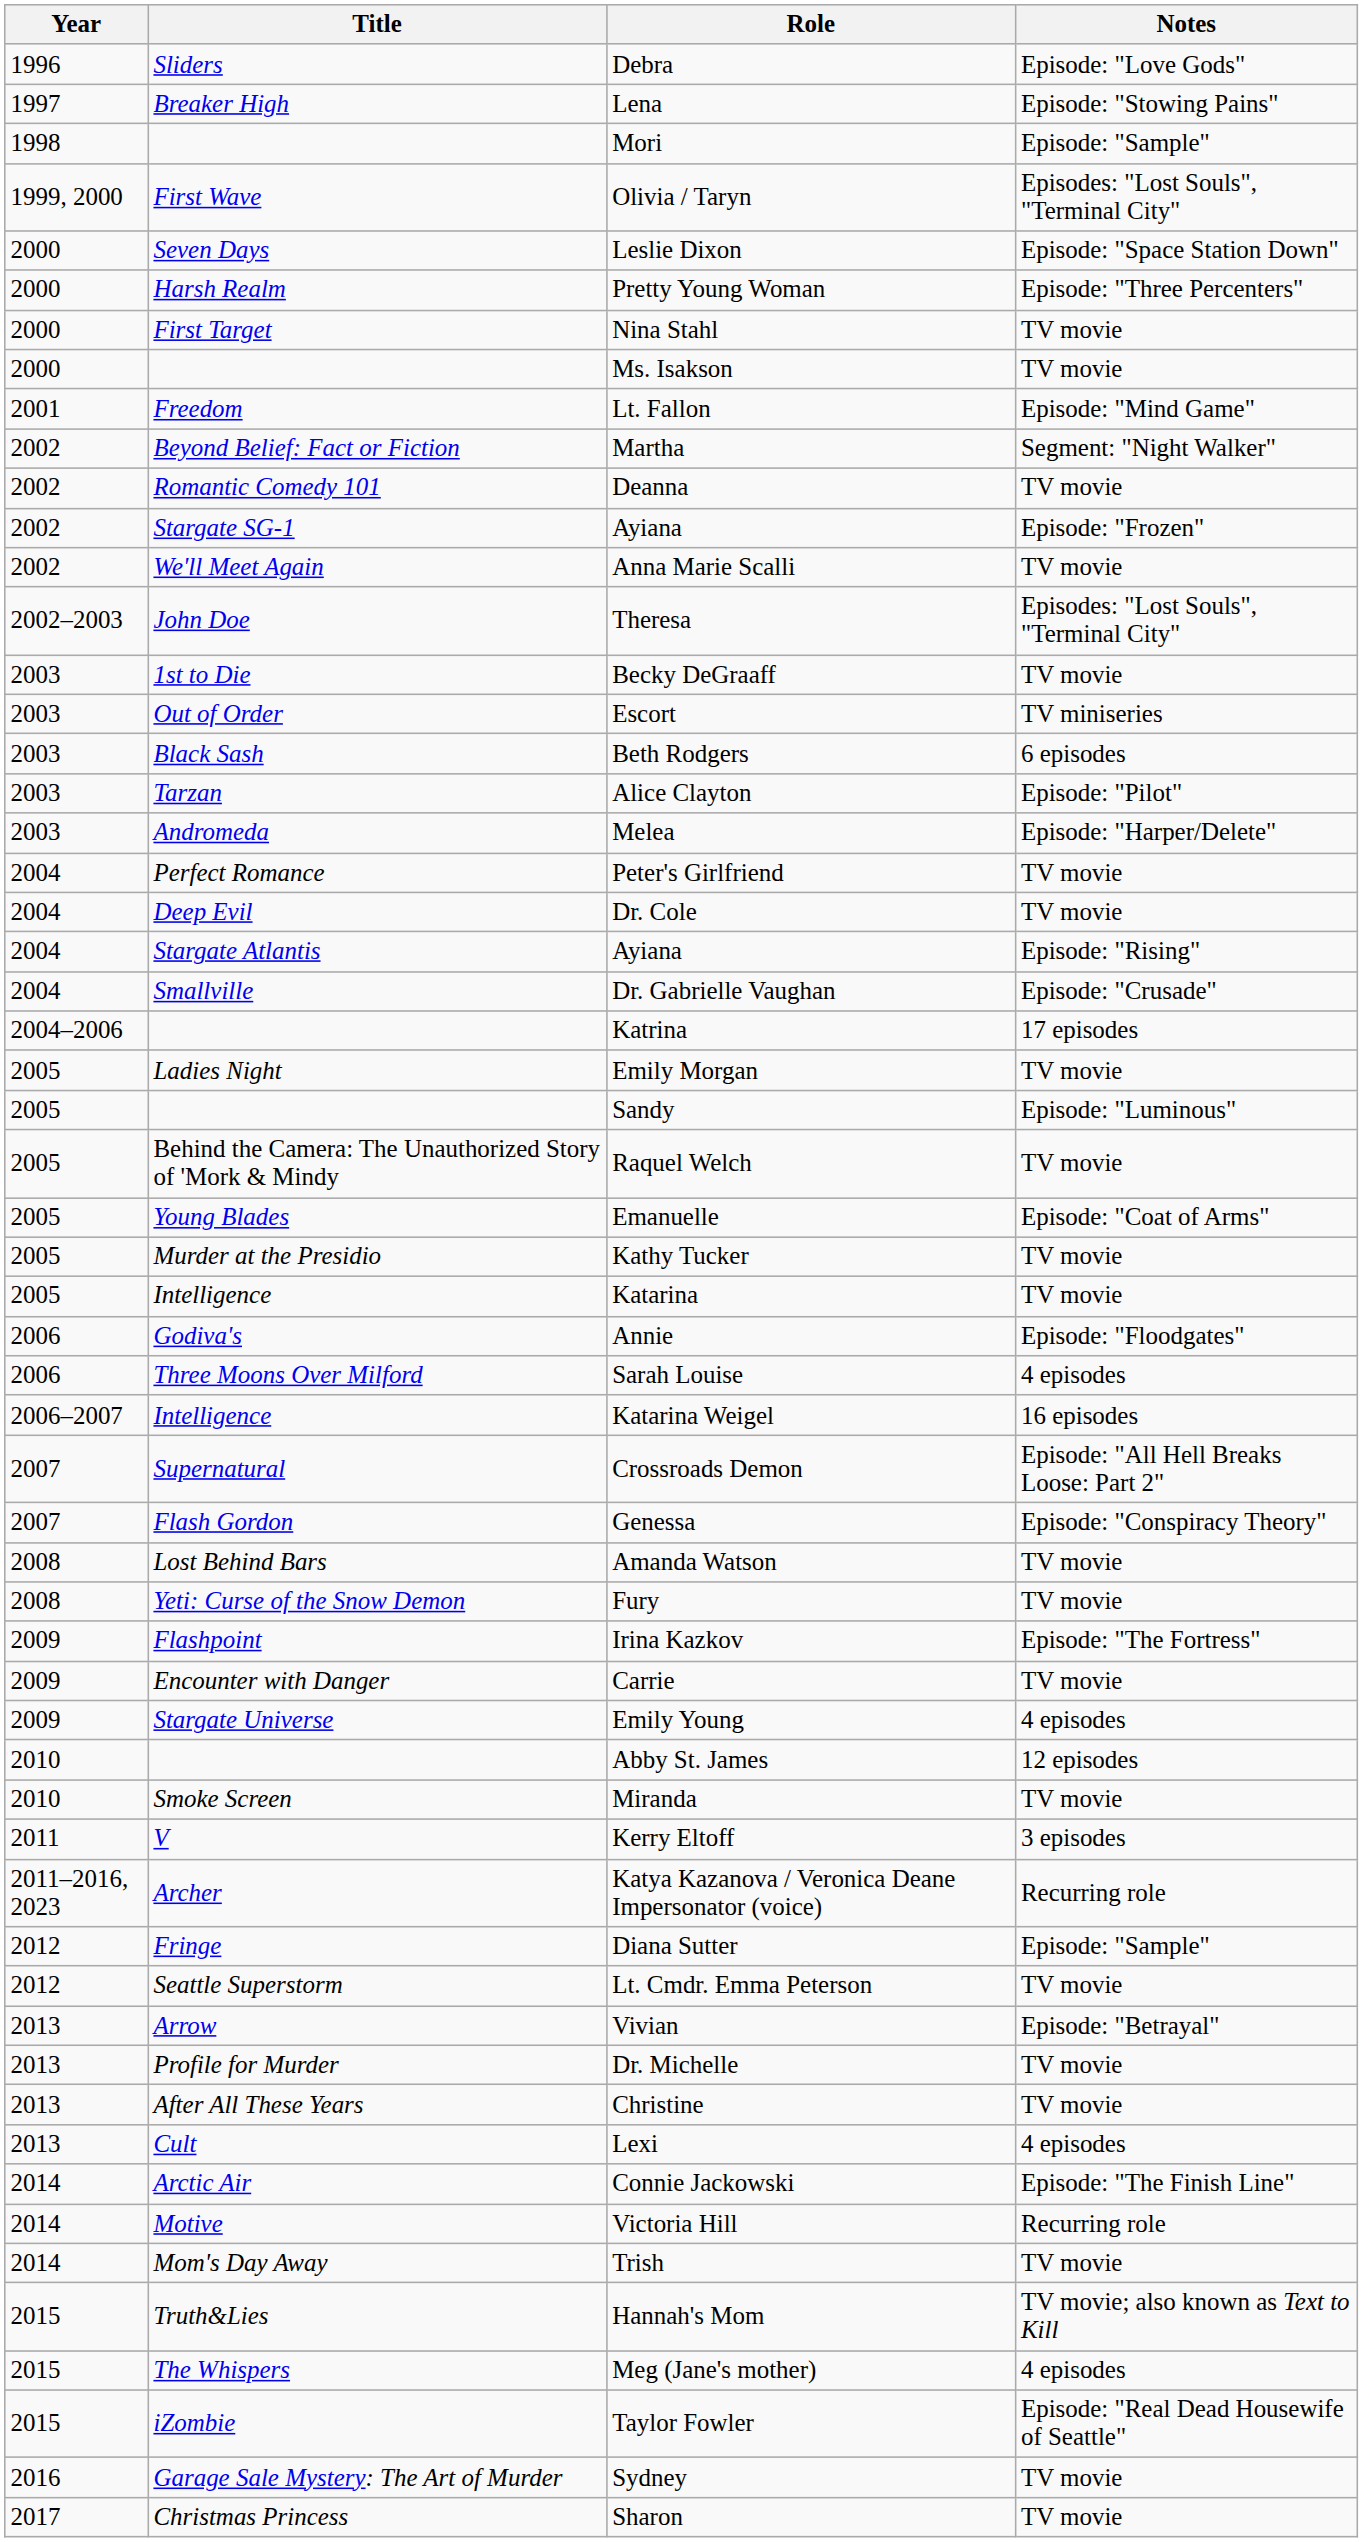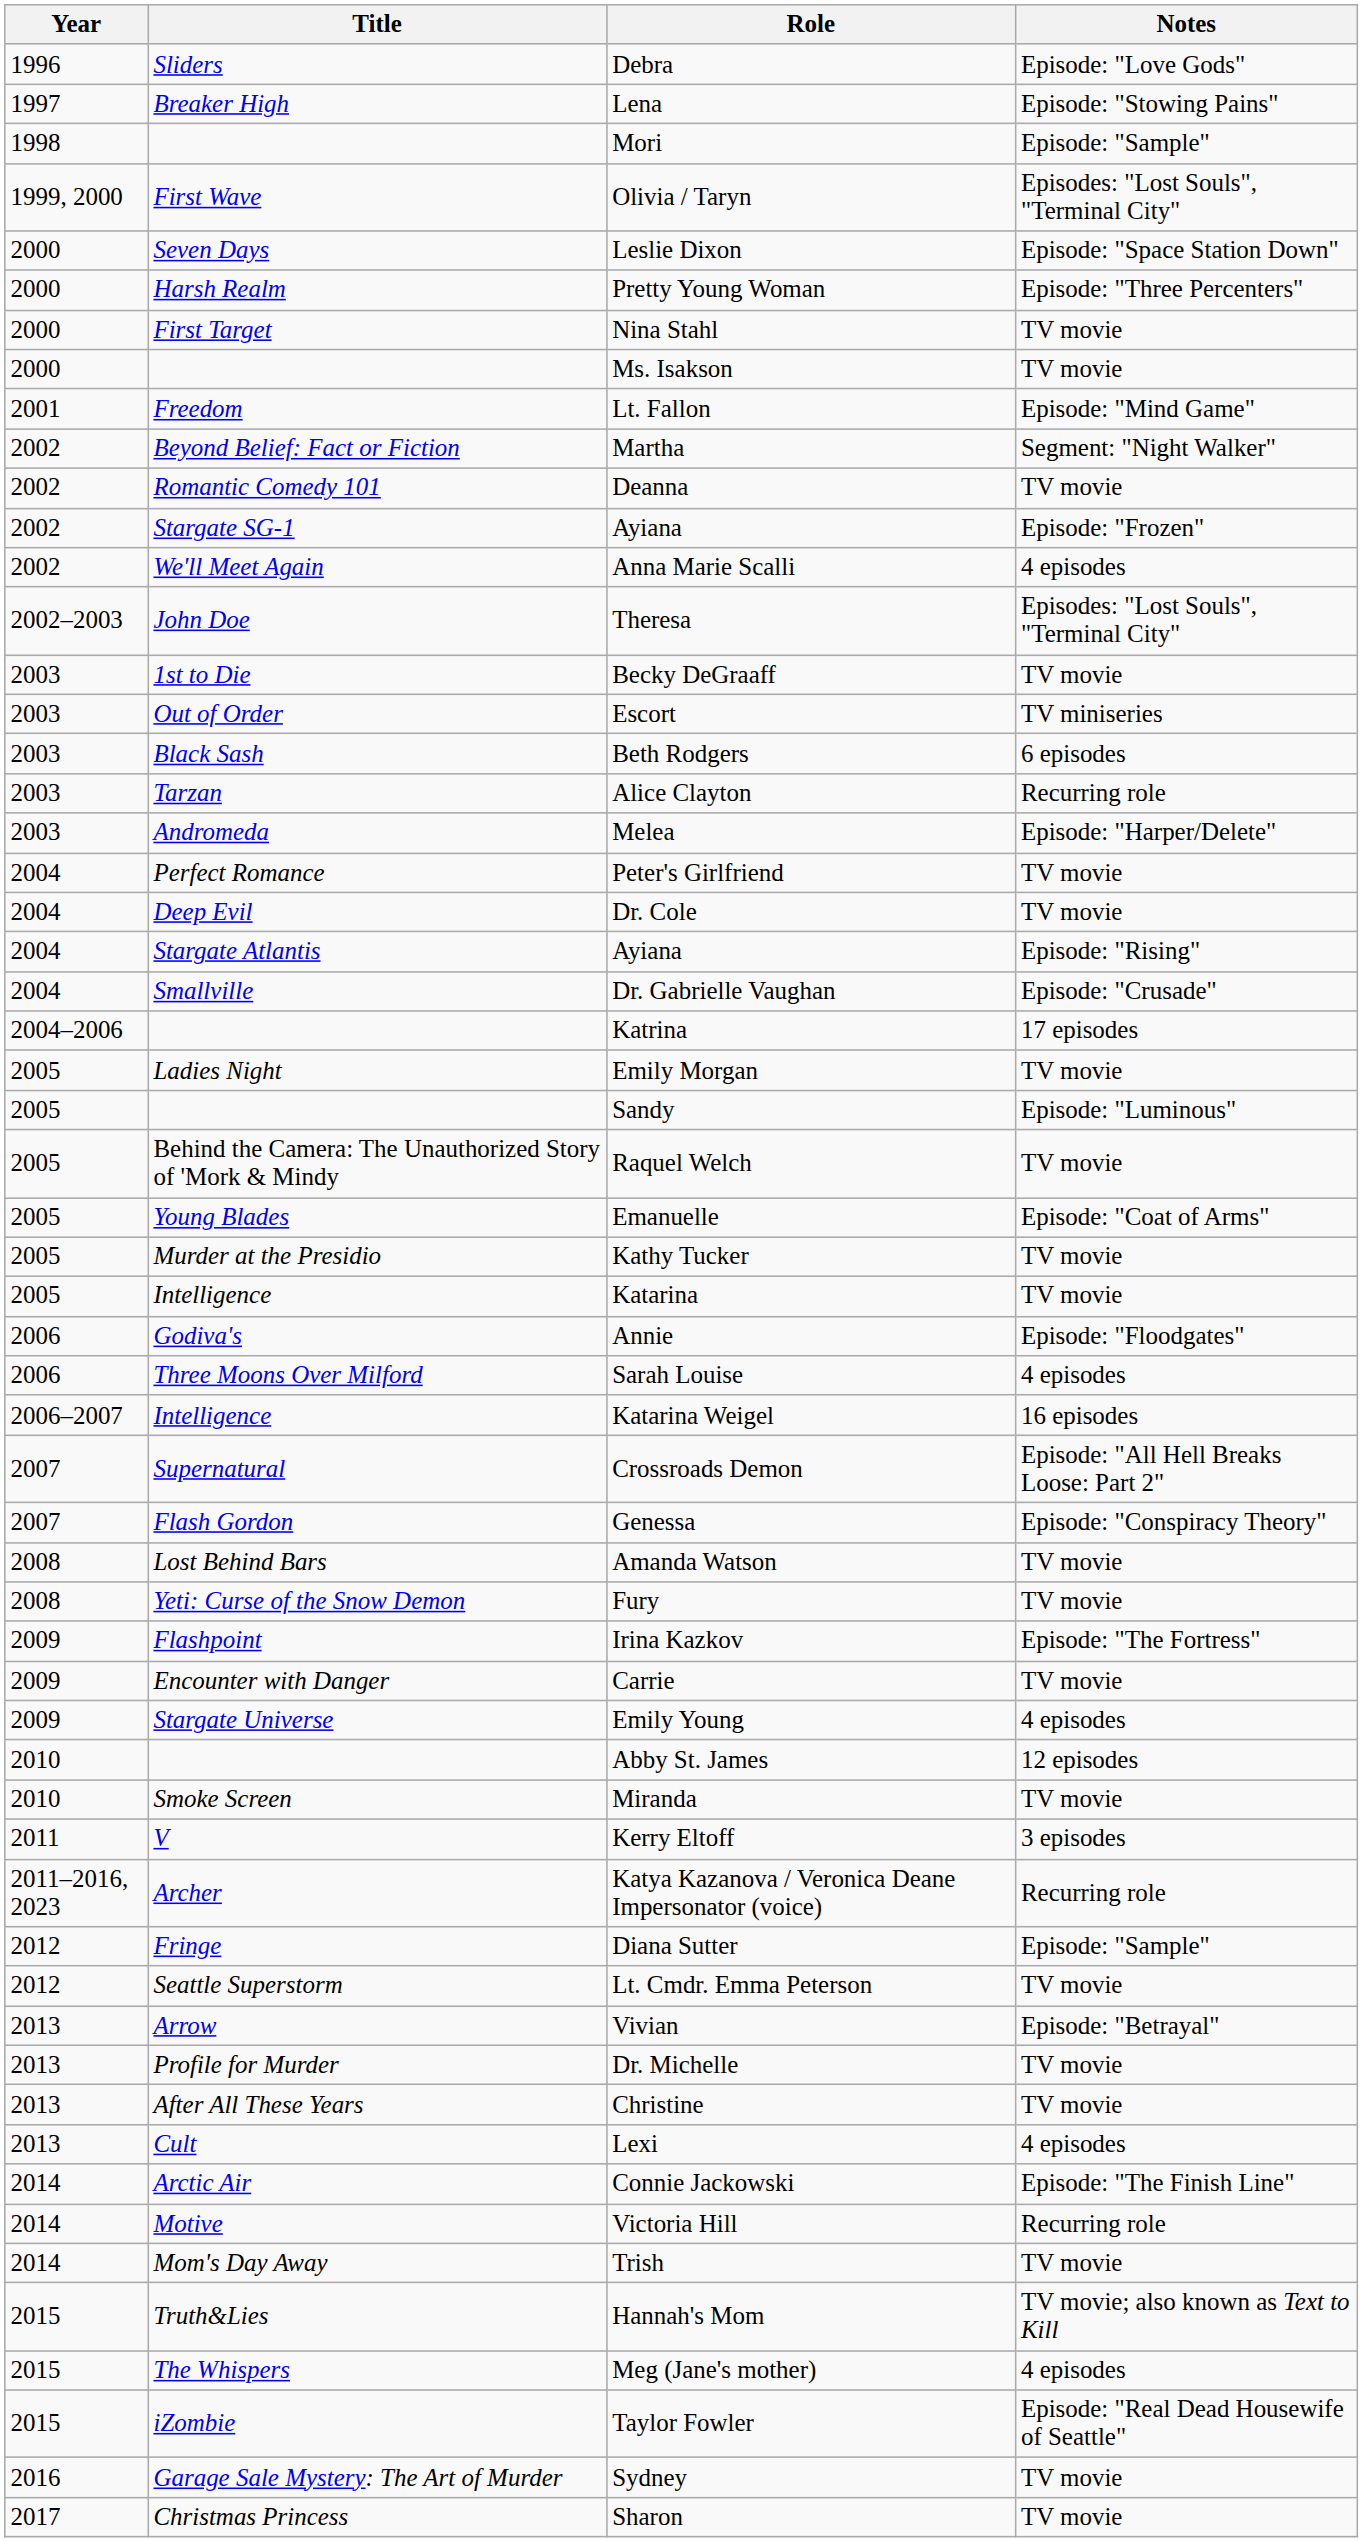(1072, 566) TV movie -> (1073, 566) 4 episodes
(1102, 792) Episode: "Pilot" -> (1093, 792) Recurring role
